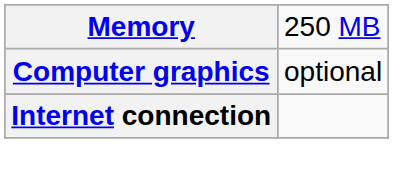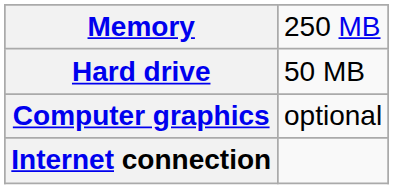+ row: (141, 71)
